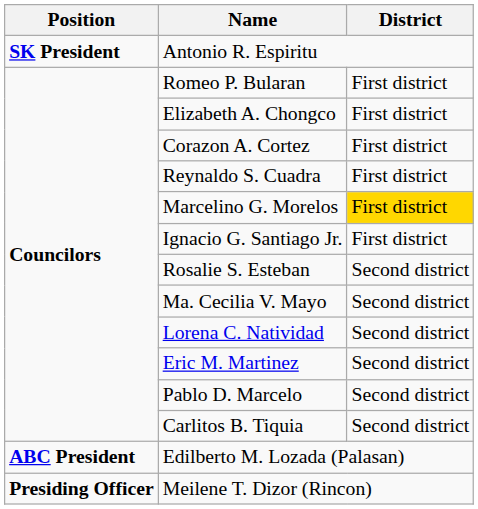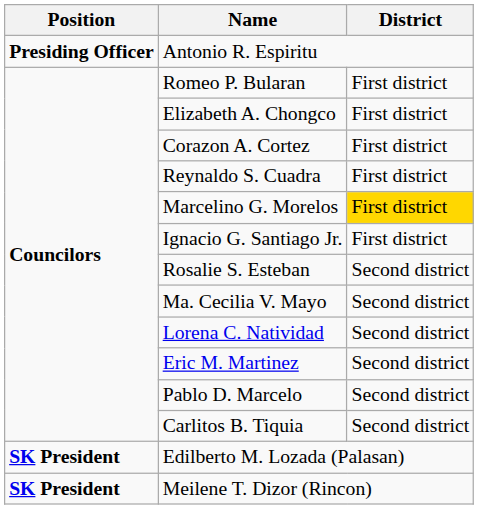(64, 51) SK President -> (81, 51) Presiding Officer
(72, 457) ABC President -> (64, 457) SK President
(81, 488) Presiding Officer -> (64, 488) SK President
